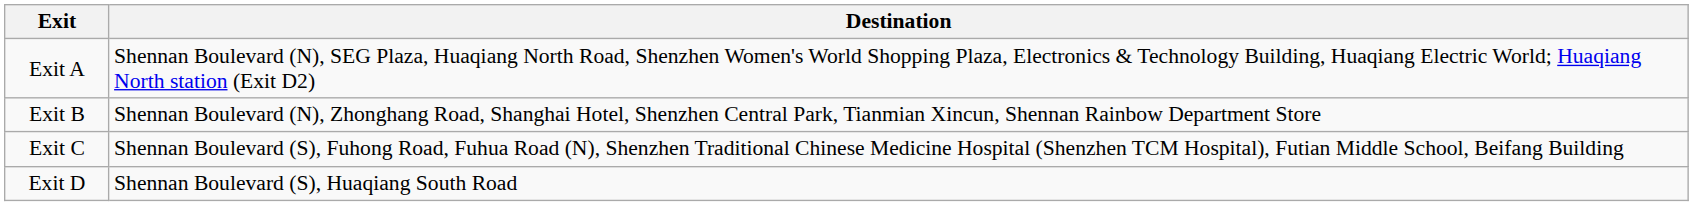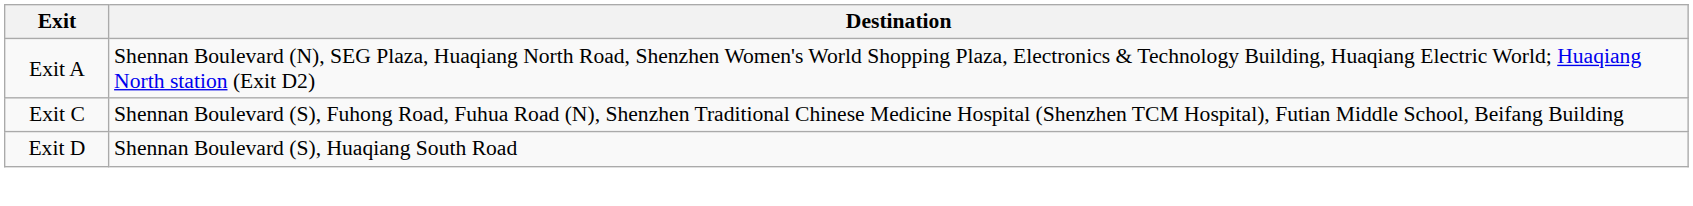- row: (57, 114)
